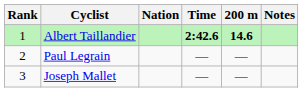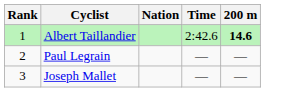- column: (279, 14)
(202, 35) bold -> (201, 35) normal
